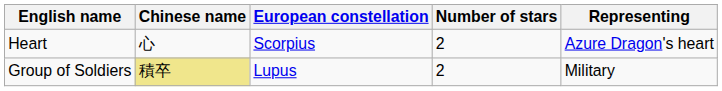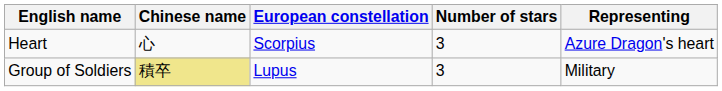(440, 43) 2 -> (440, 43) 3
(440, 71) 2 -> (440, 71) 3
